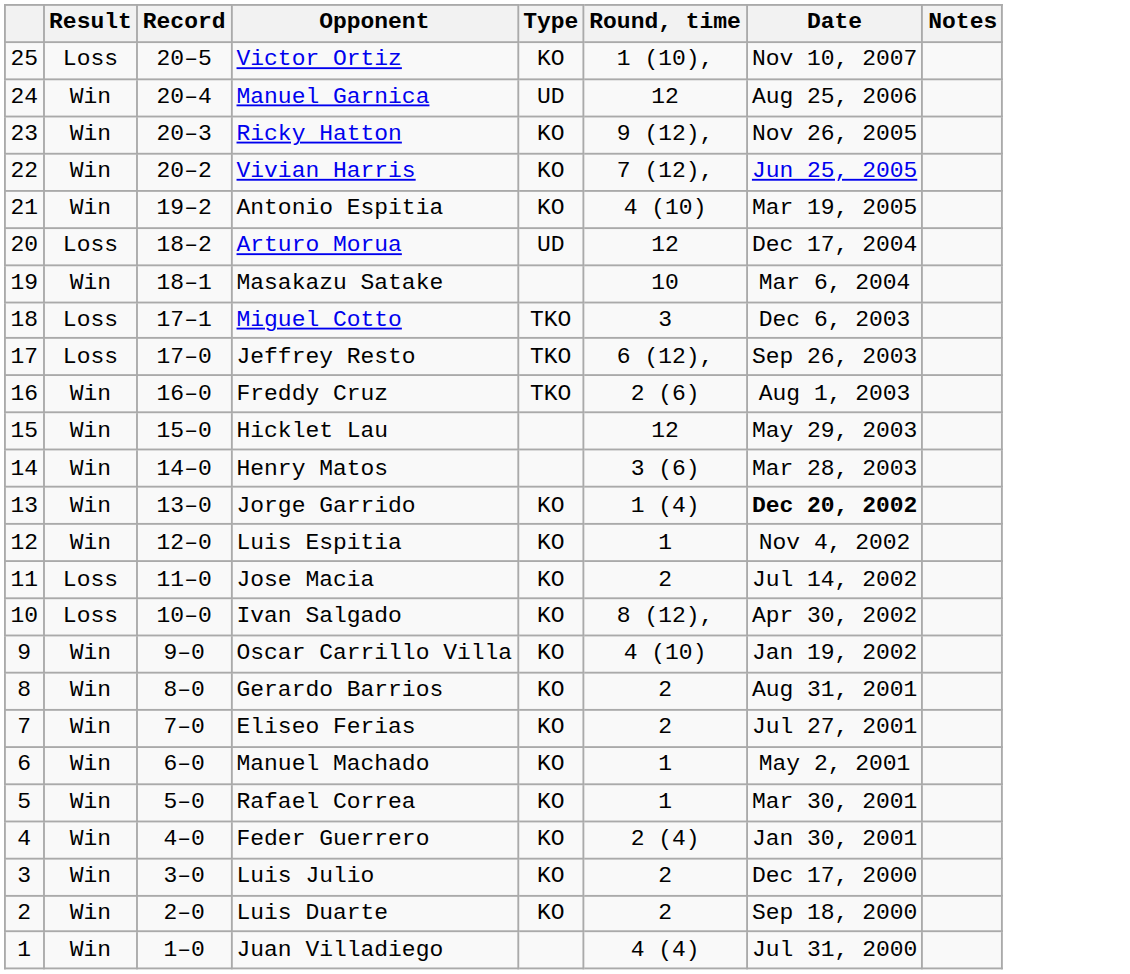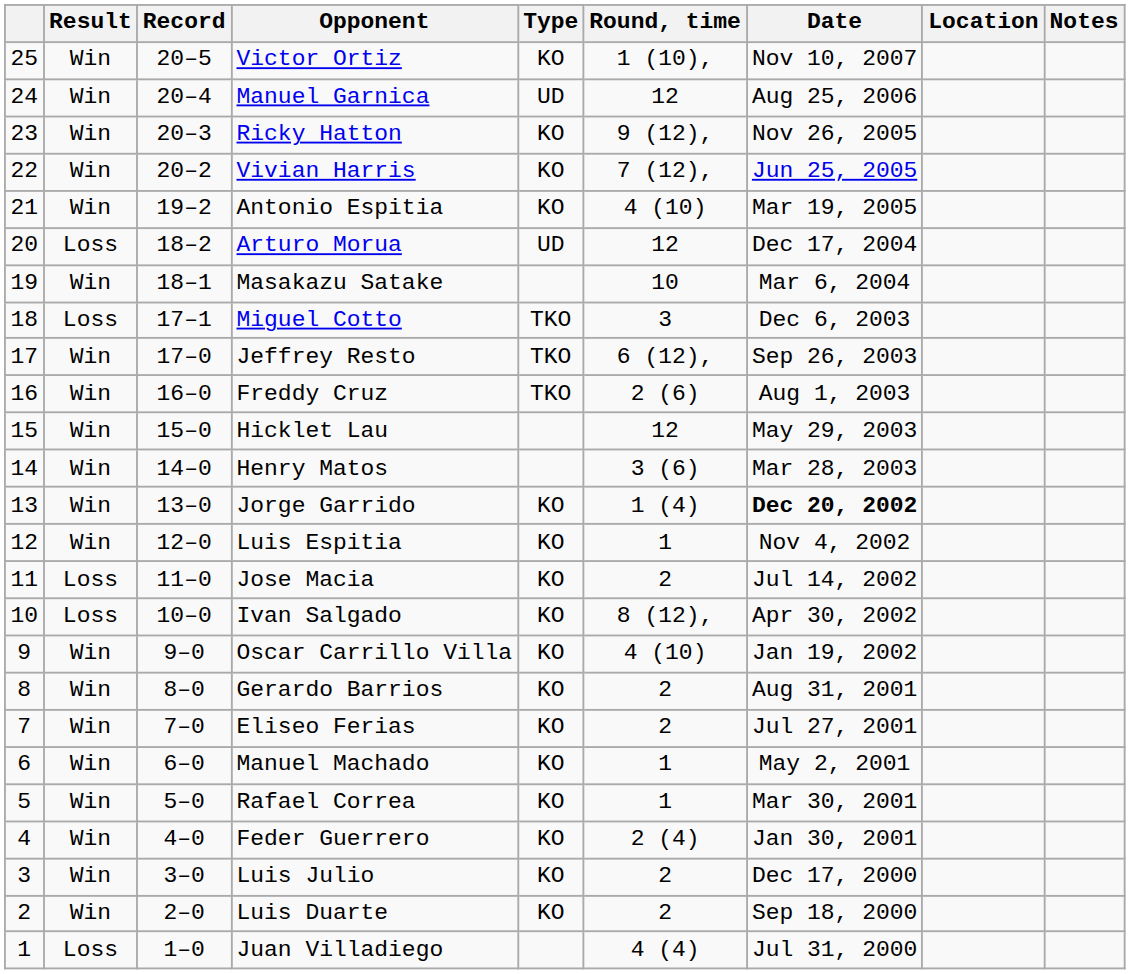+ column: (983, 24)
(90, 61) Loss -> (90, 61) Win
(90, 358) Loss -> (90, 358) Win
(90, 951) Win -> (90, 951) Loss
